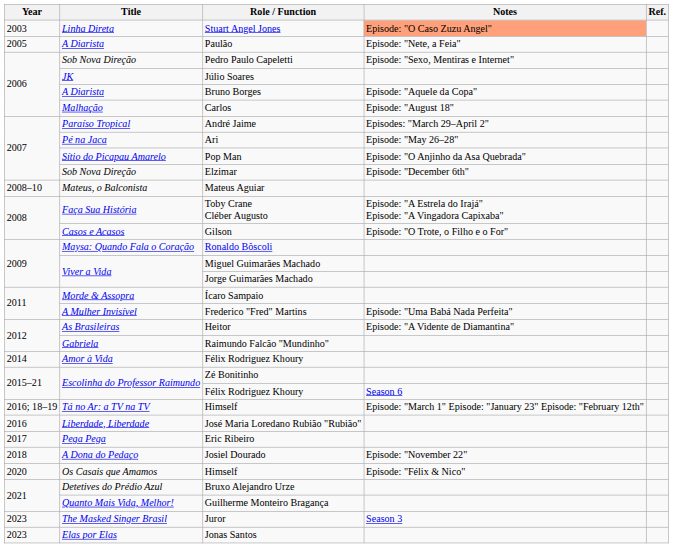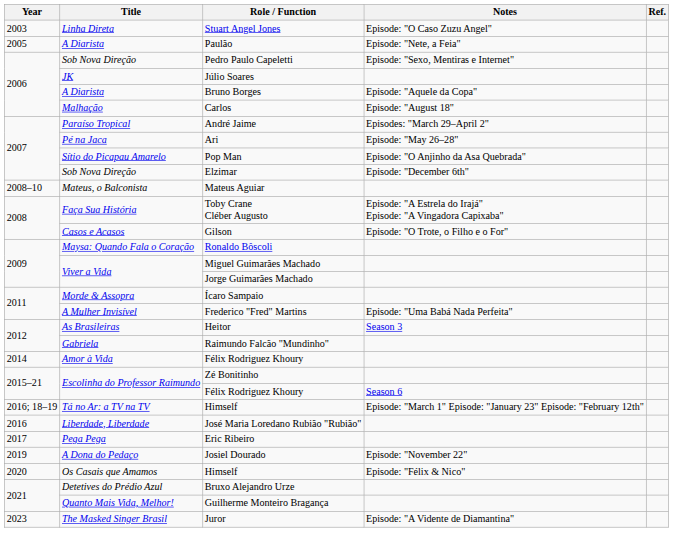(429, 28) lightsalmon background -> (429, 28) no background
(440, 327) Episode: "A Vidente de Diamantina" -> (384, 327) Season 3
(17, 455) 2018 -> (17, 455) 2019
(384, 519) Season 3 -> (440, 519) Episode: "A Vidente de Diamantina"
- row: (89, 535)
